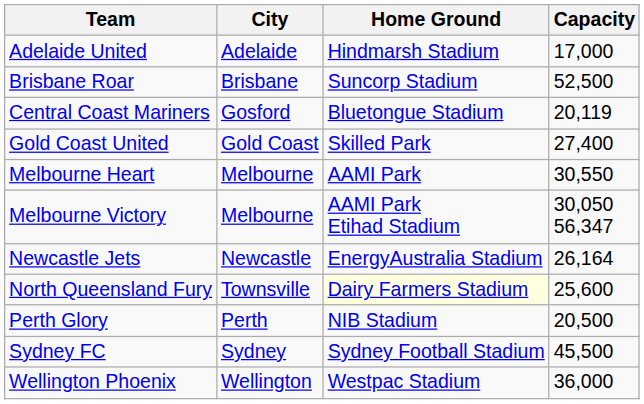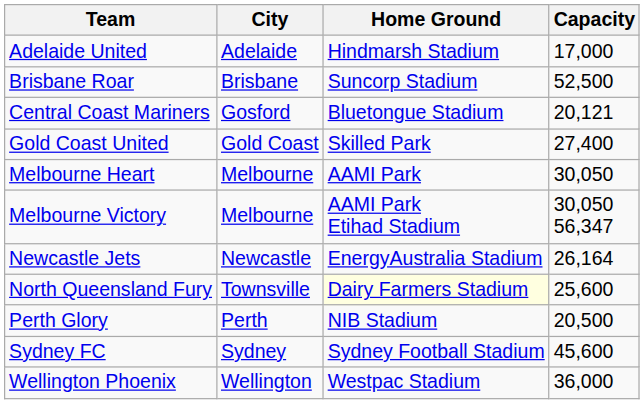(583, 112) 20,119 -> (584, 112) 20,121
(584, 174) 30,550 -> (584, 174) 30,050
(584, 351) 45,500 -> (584, 351) 45,600
